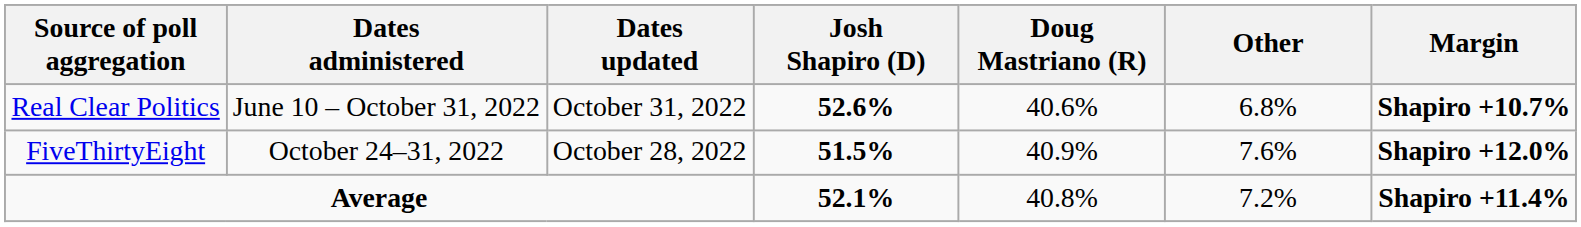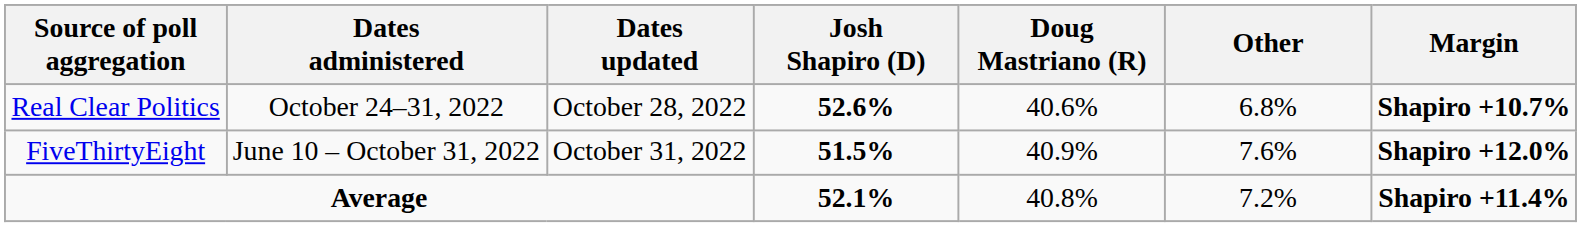(386, 106) June 10 – October 31, 2022 -> (386, 106) October 24–31, 2022
(650, 106) October 31, 2022 -> (650, 106) October 28, 2022
(386, 152) October 24–31, 2022 -> (386, 152) June 10 – October 31, 2022
(650, 152) October 28, 2022 -> (650, 152) October 31, 2022
